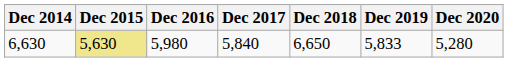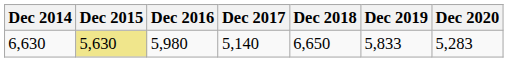(240, 43) 5,840 -> (240, 43) 5,140
(454, 43) 5,280 -> (454, 43) 5,283
